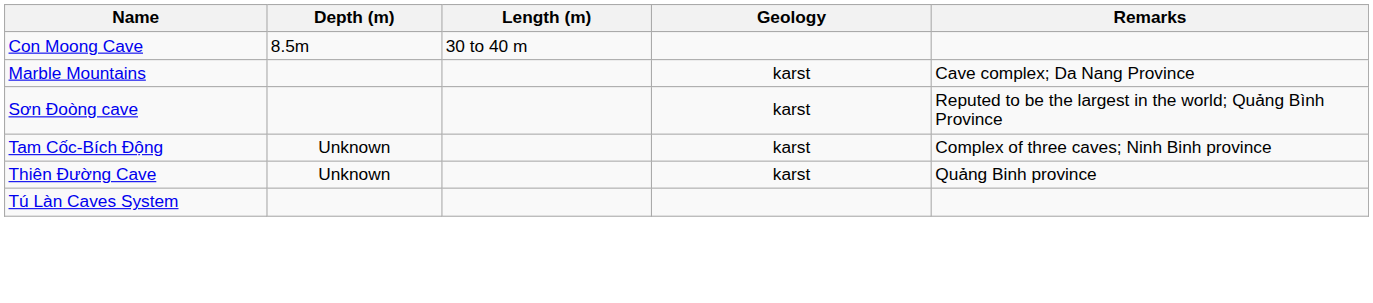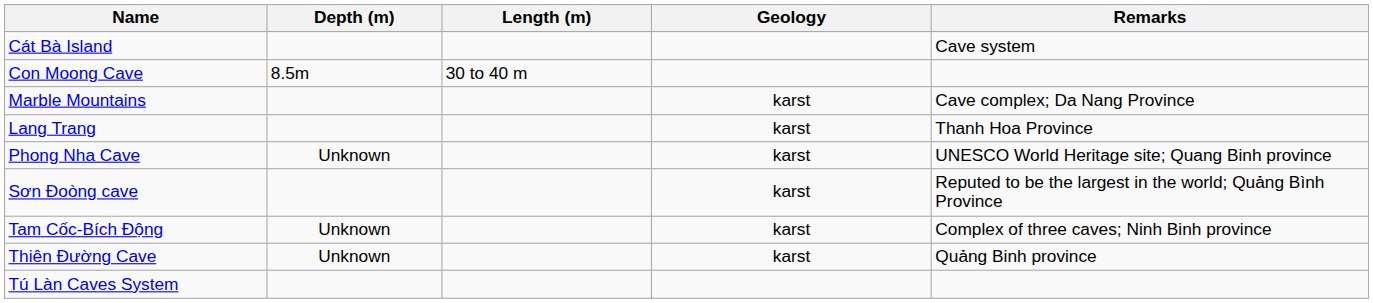+ row: (60, 45)
+ row: (52, 127)
+ row: (74, 155)
